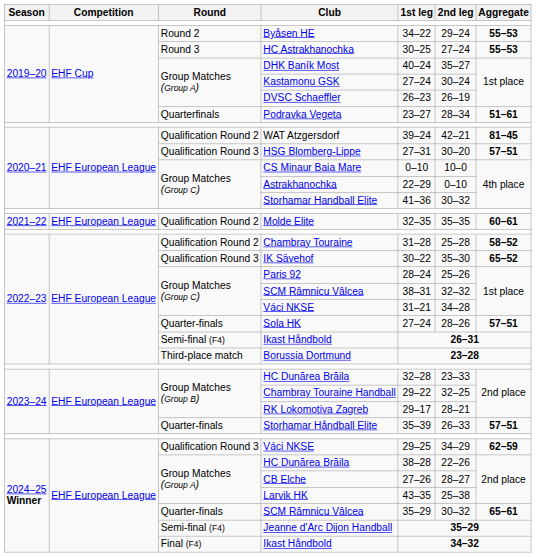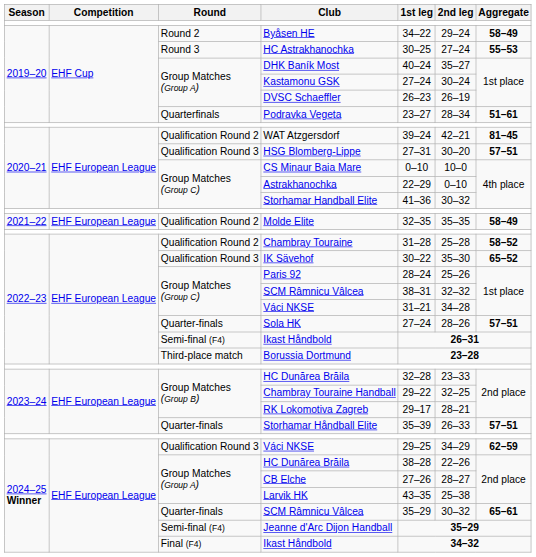(504, 33) 55–53 -> (504, 33) 58–49
(504, 221) 60–61 -> (504, 221) 58–49
